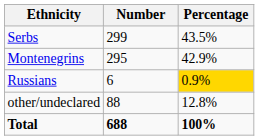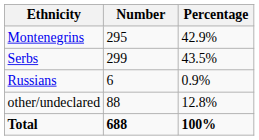rows swapped: (23, 37) <-> (46, 59)
(196, 80) gold background -> (196, 80) no background
